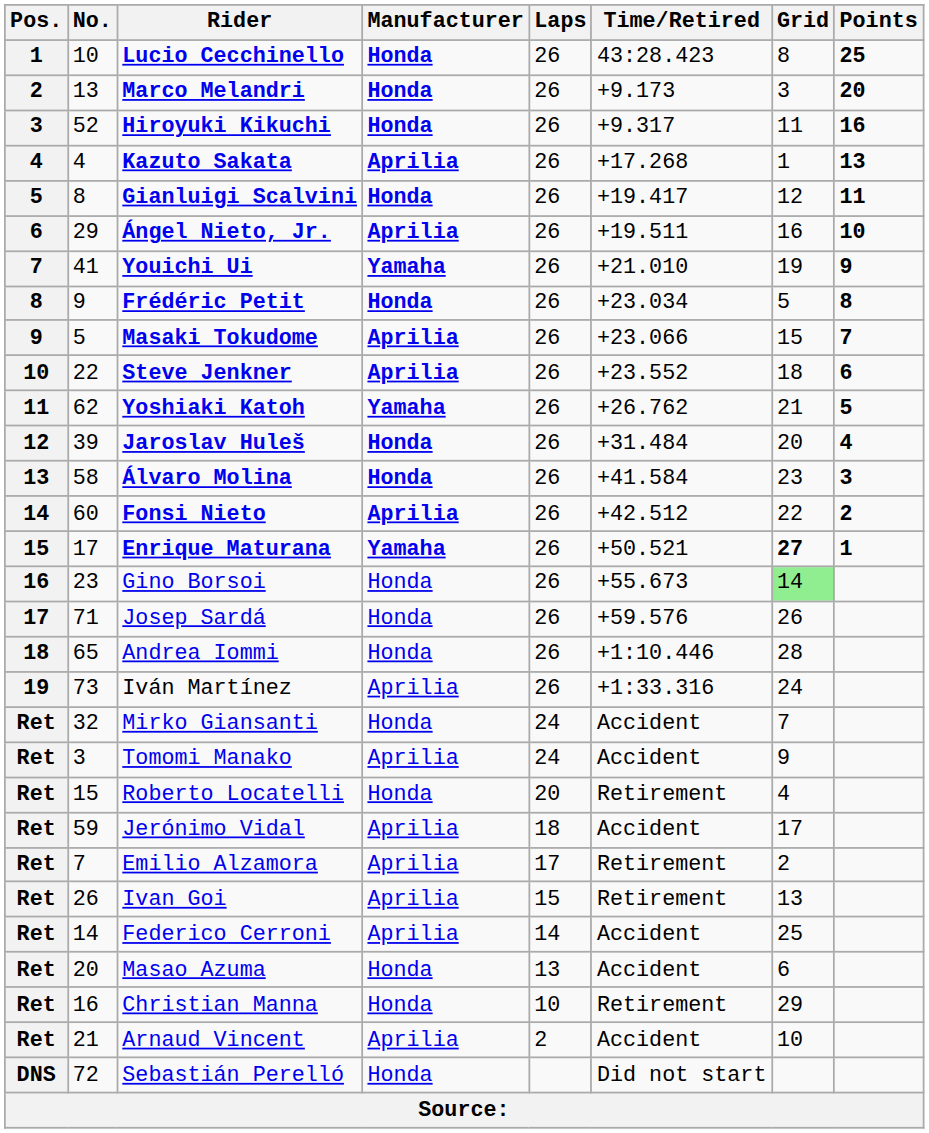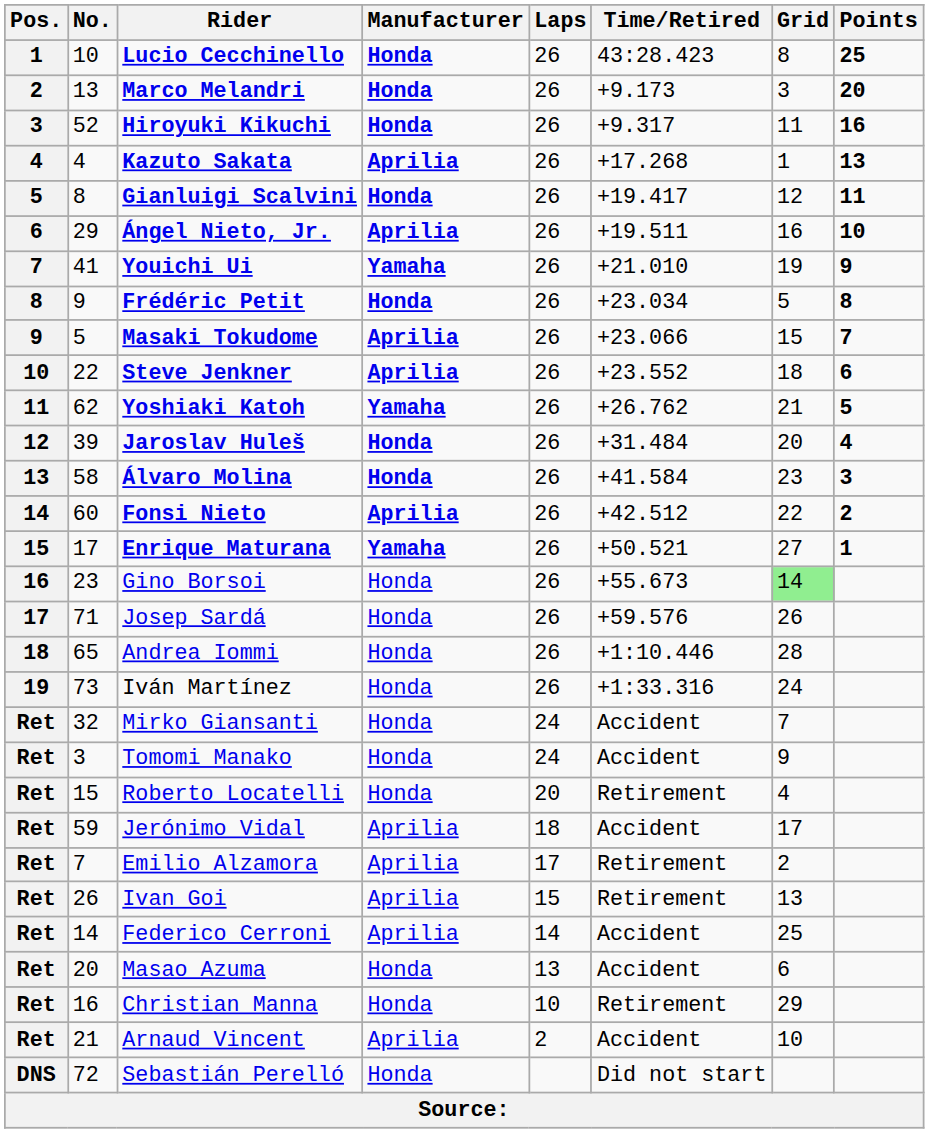(790, 549) bold -> (790, 549) normal
(413, 689) Aprilia -> (400, 689) Honda
(413, 760) Aprilia -> (400, 760) Honda
